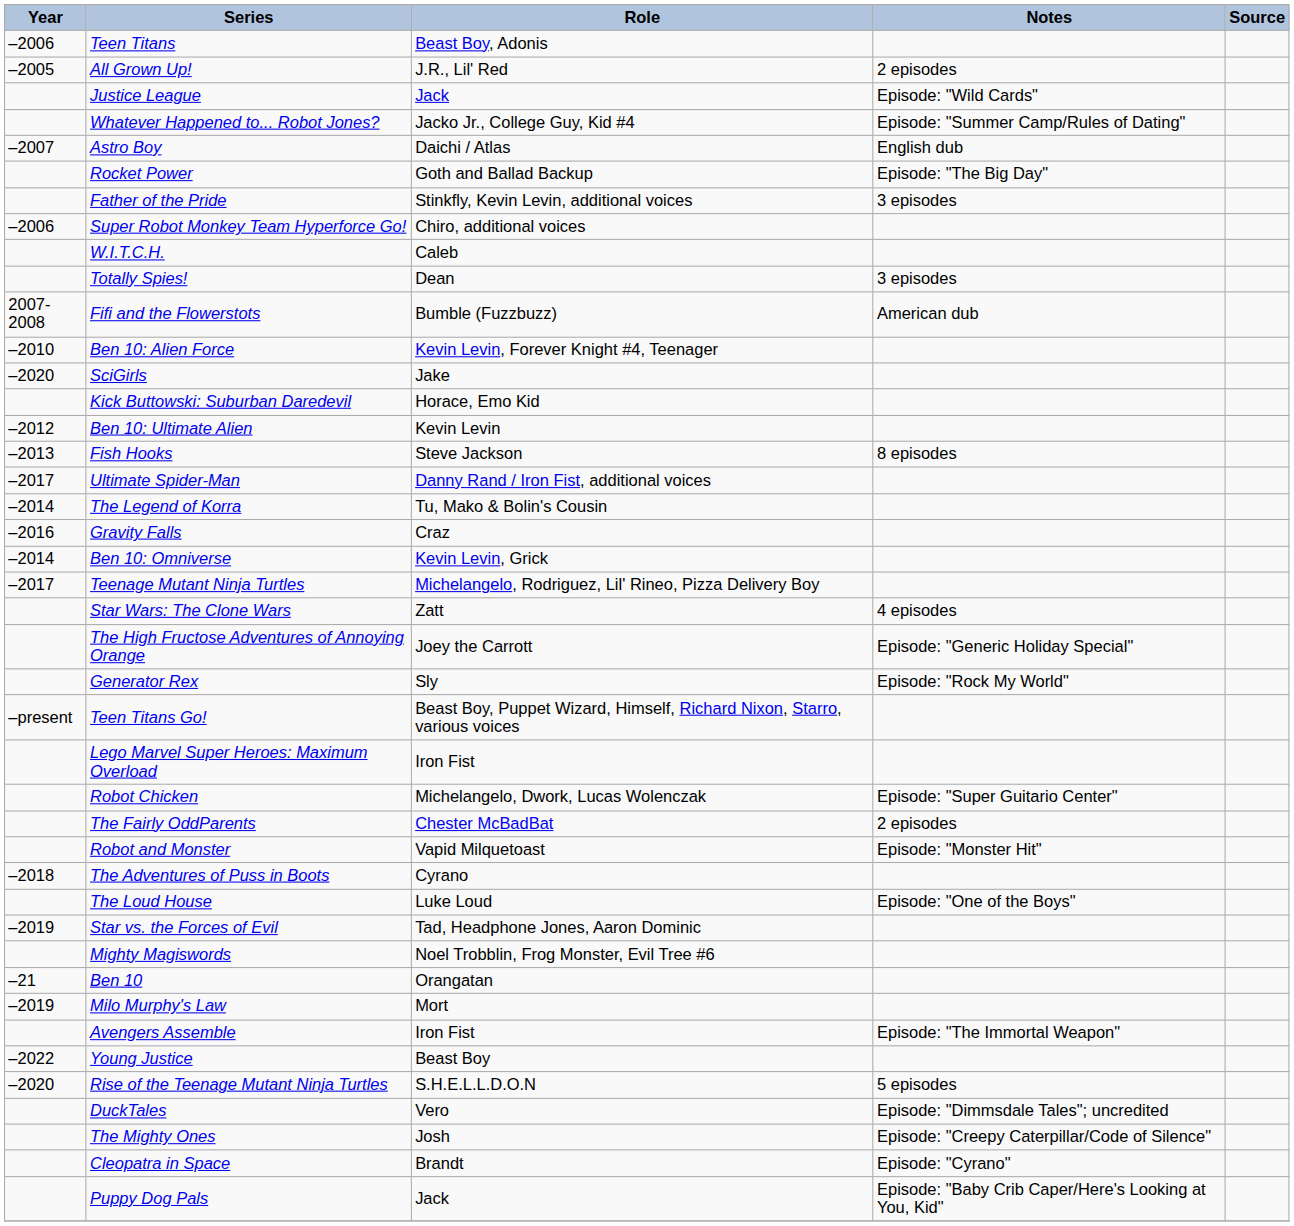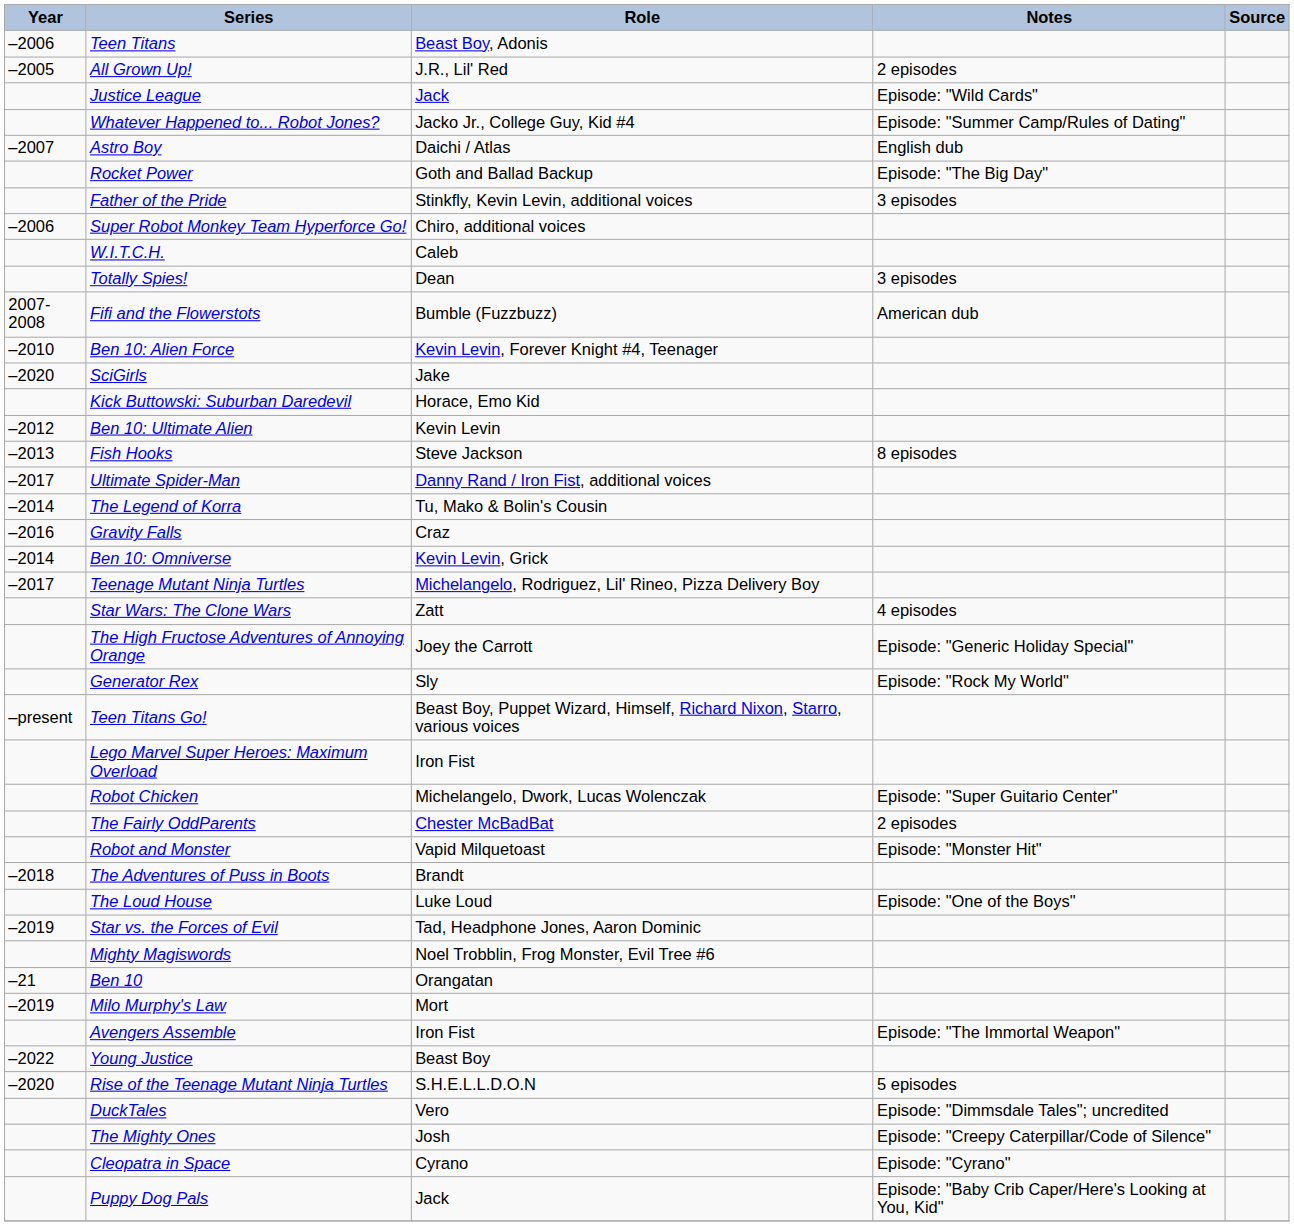(442, 875) Cyrano -> (439, 875) Brandt
(439, 1163) Brandt -> (442, 1163) Cyrano
